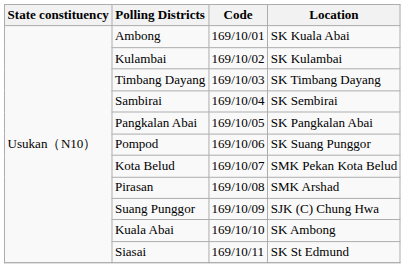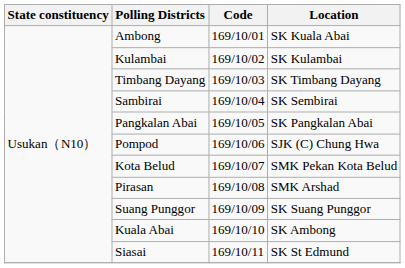(321, 144) SK Suang Punggor -> (325, 144) SJK (C) Chung Hwa
(325, 208) SJK (C) Chung Hwa -> (321, 208) SK Suang Punggor
